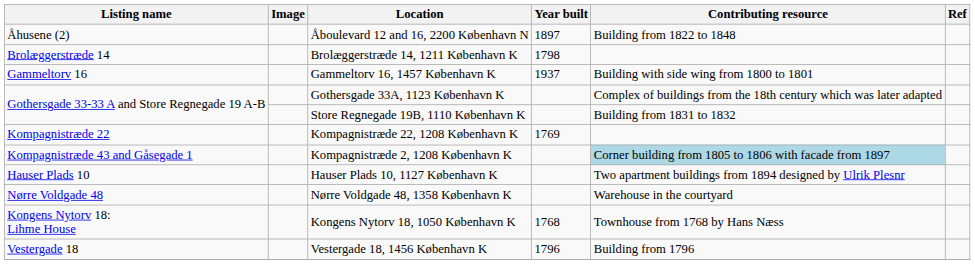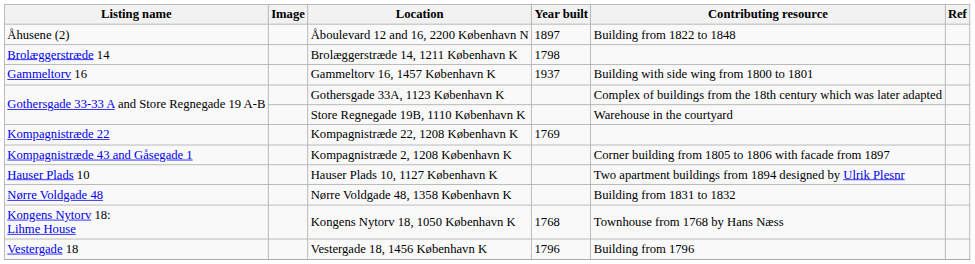(665, 114) Building from 1831 to 1832 -> (663, 114) Warehouse in the courtyard
(742, 154) lightblue background -> (742, 154) no background
(663, 194) Warehouse in the courtyard -> (665, 194) Building from 1831 to 1832
